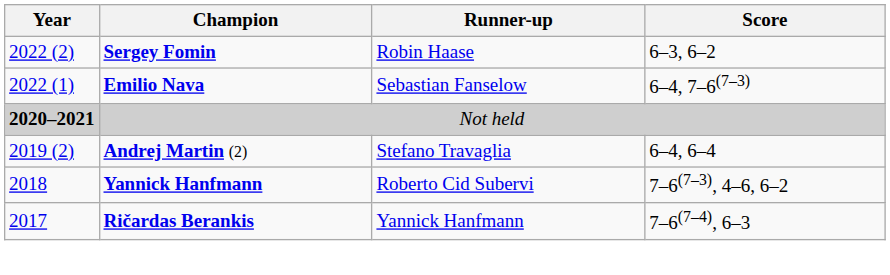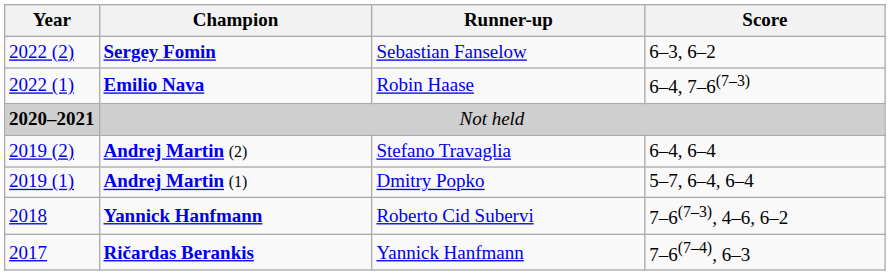(425, 51) Robin Haase -> (452, 51) Sebastian Fanselow
(452, 85) Sebastian Fanselow -> (425, 85) Robin Haase
+ row: (175, 182)
